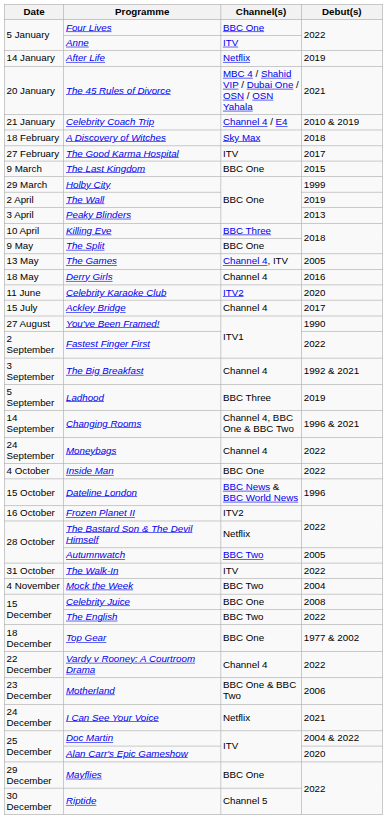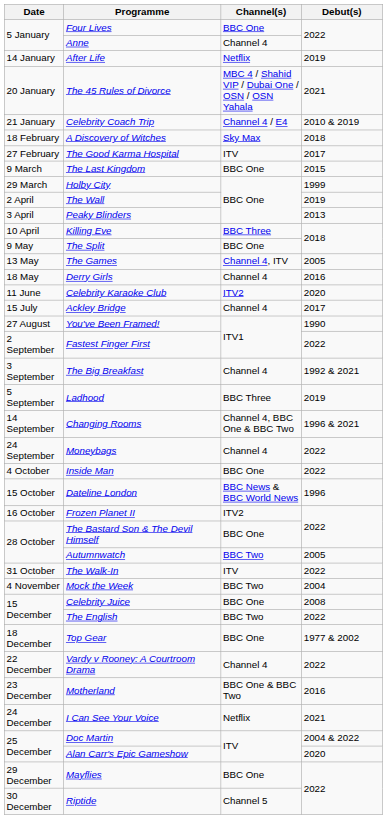(231, 43) ITV -> (245, 43) Channel 4
(237, 534) Netflix -> (244, 534) BBC One
(315, 691) 2006 -> (315, 691) 2016
